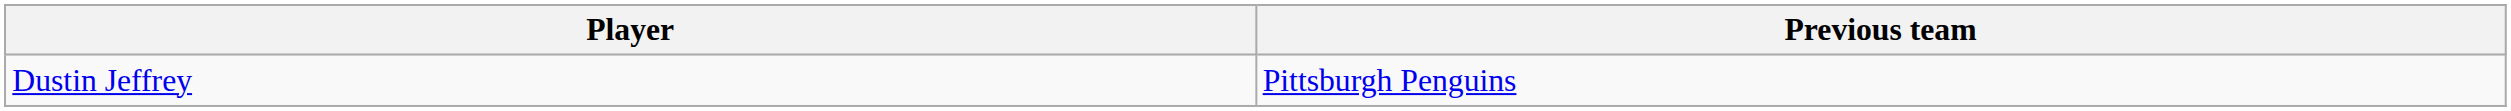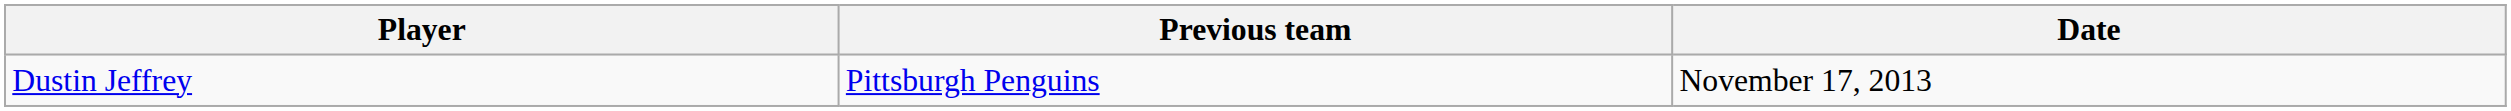+ column: (2089, 29)
